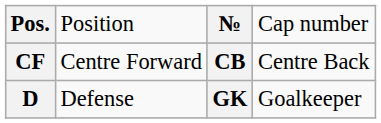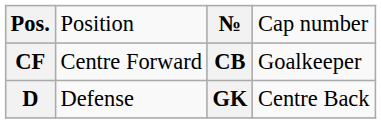(314, 61) Centre Back -> (310, 61) Goalkeeper
(310, 98) Goalkeeper -> (314, 98) Centre Back
